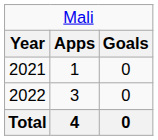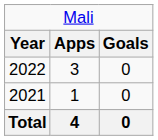rows swapped: (27, 69) <-> (27, 95)
